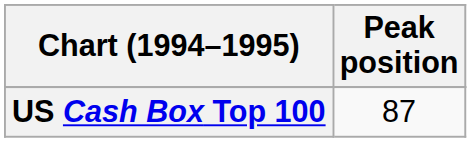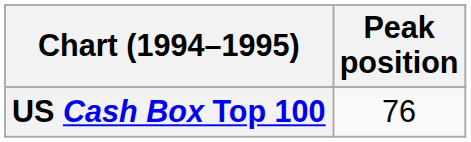(399, 111) 87 -> (399, 111) 76
